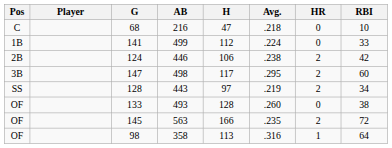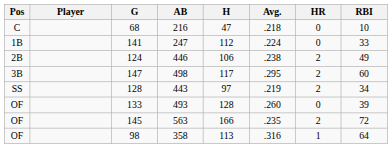(180, 43) 499 -> (180, 43) 247
(364, 58) 42 -> (364, 58) 49
(364, 105) 38 -> (364, 105) 39
